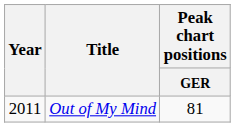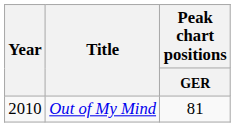(25, 109) 2011 -> (25, 109) 2010
